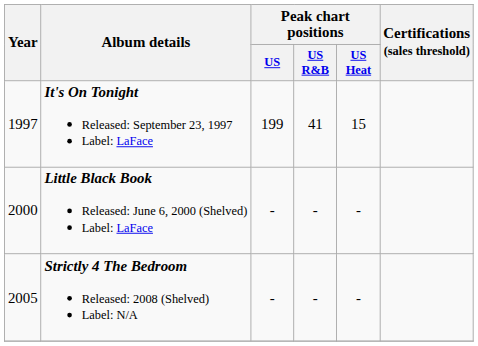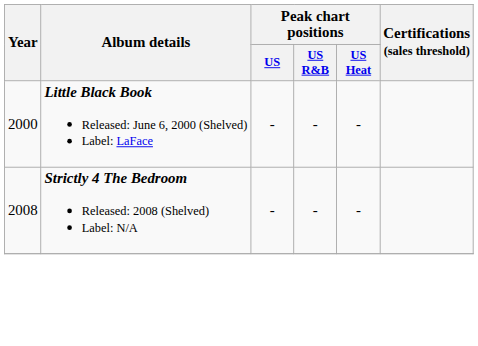- row: (146, 116)
(23, 297) 2005 -> (23, 210) 2008
